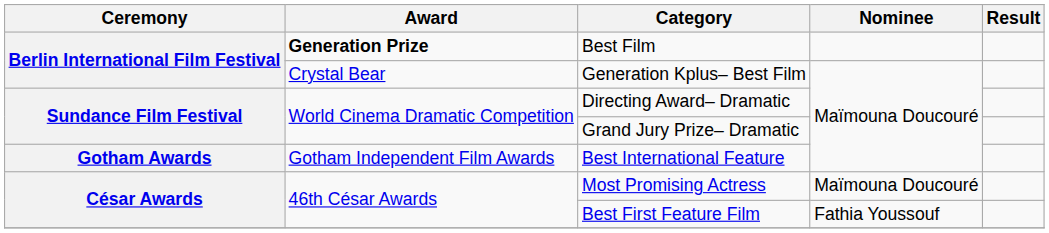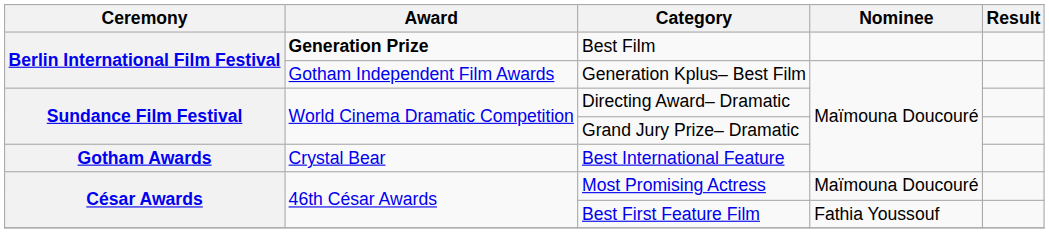(337, 74) Crystal Bear -> (422, 74) Gotham Independent Film Awards
(422, 158) Gotham Independent Film Awards -> (337, 158) Crystal Bear
